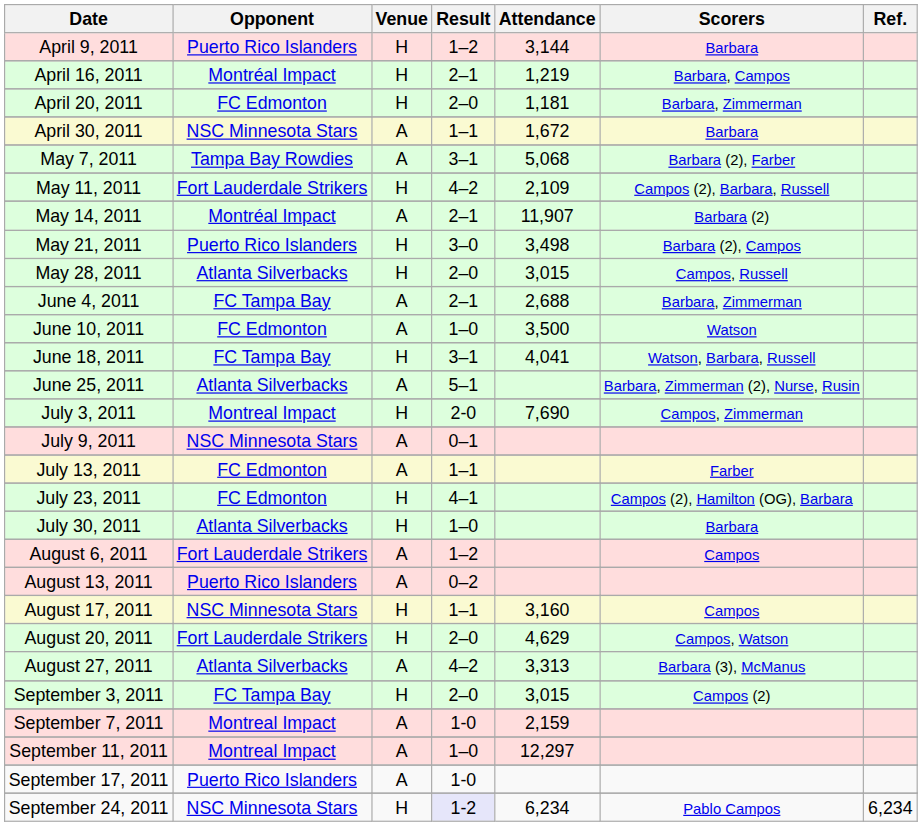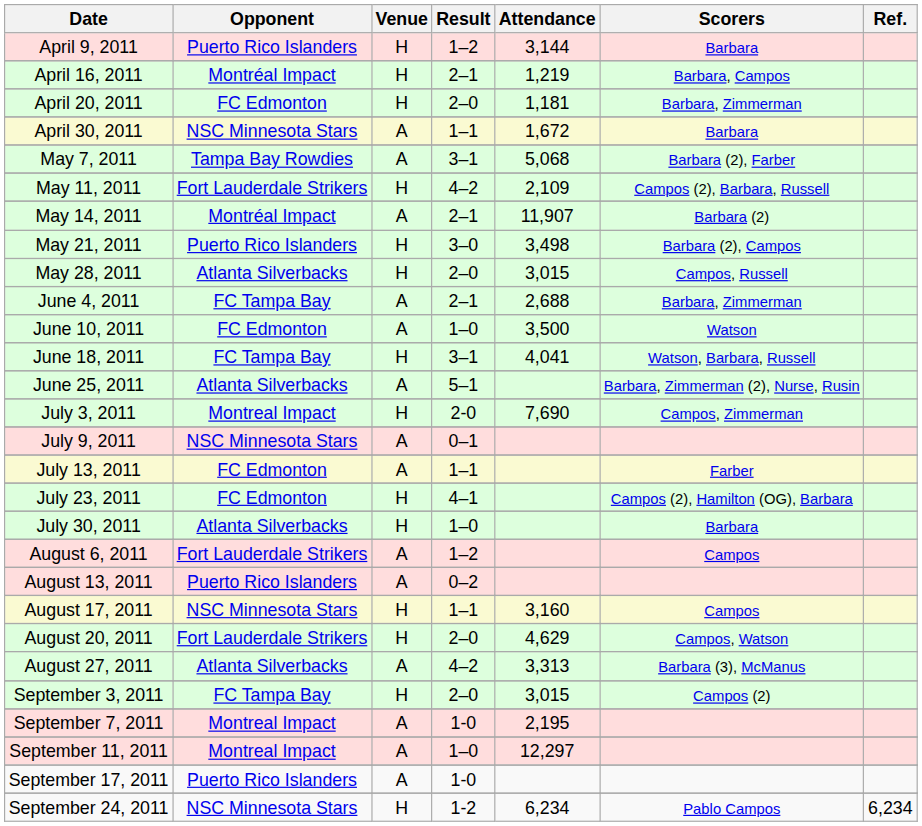(547, 723) 2,159 -> (547, 723) 2,195
(463, 807) lavender background -> (463, 807) no background
